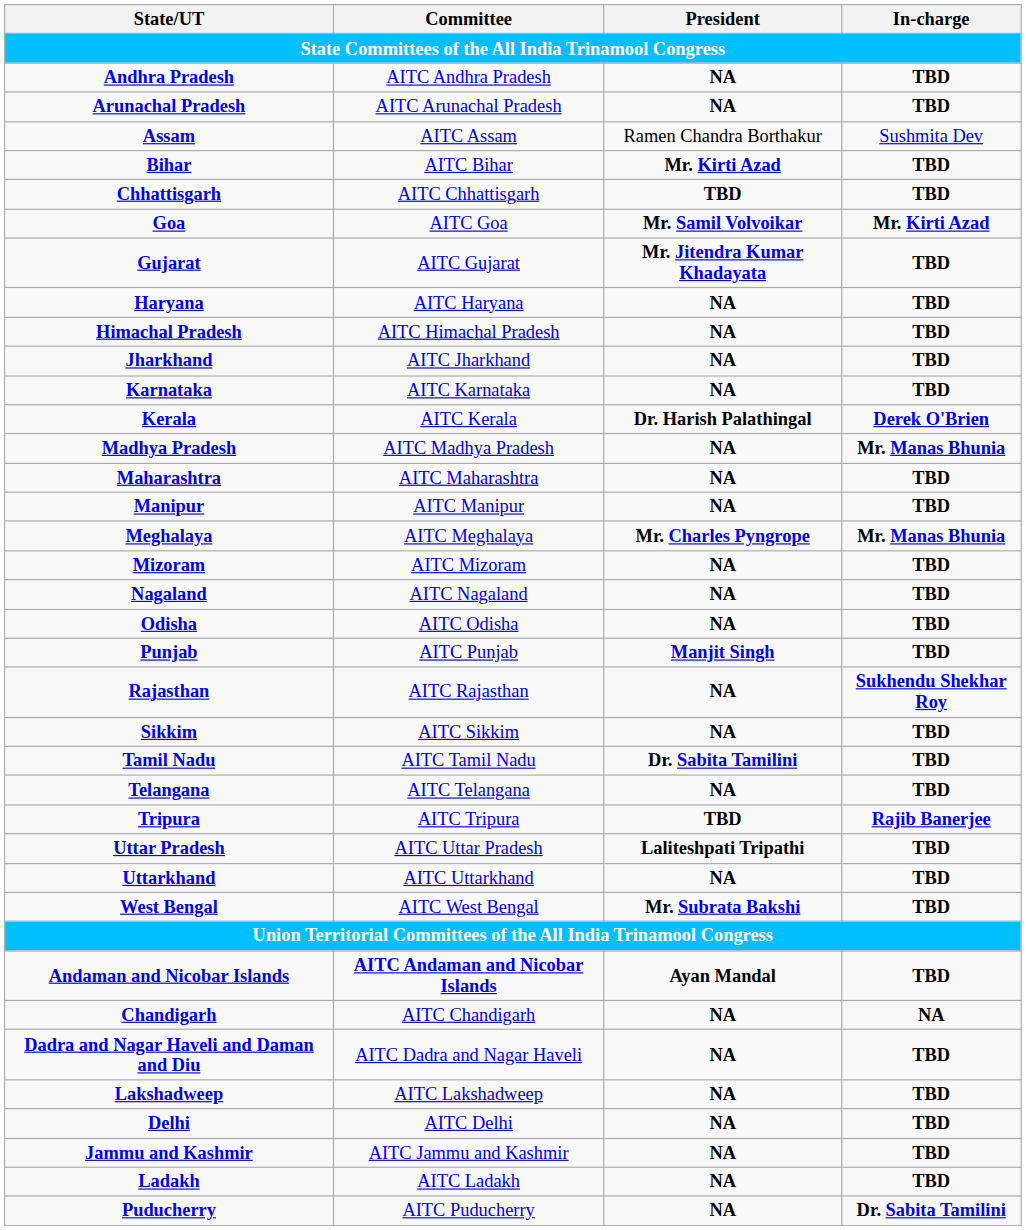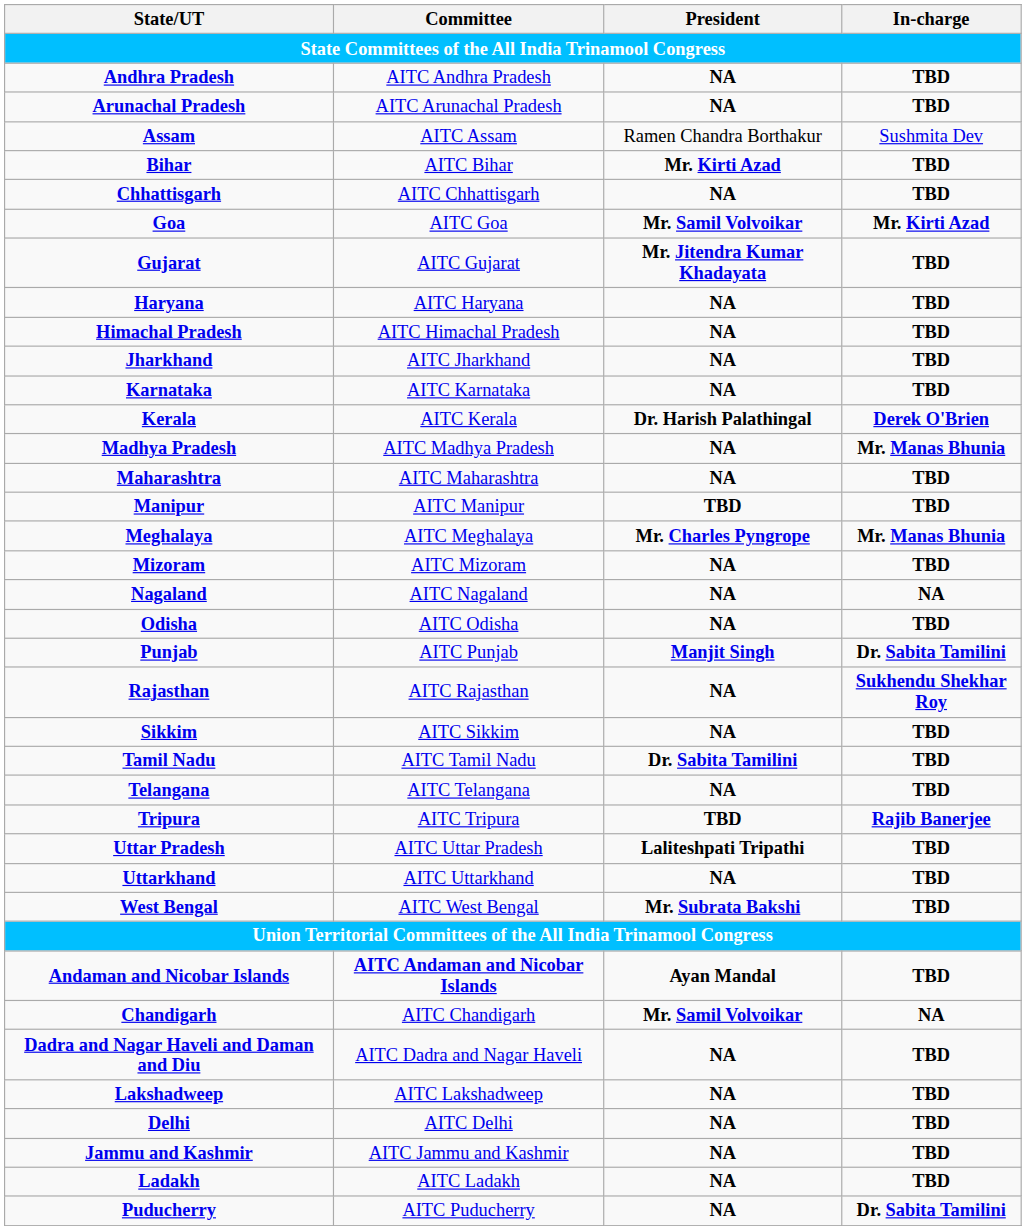(723, 194) TBD -> (723, 194) NA
(723, 506) NA -> (723, 506) TBD
(931, 594) TBD -> (931, 594) NA
(931, 652) TBD -> (931, 652) Dr. Sabita Tamilini
(723, 1014) NA -> (723, 1014) Mr. Samil Volvoikar
